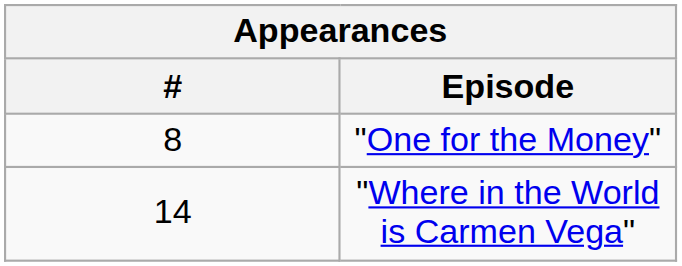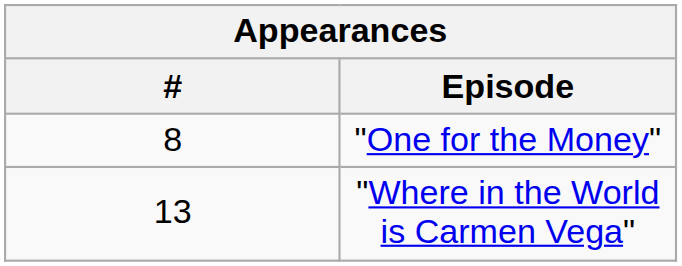(173, 212) 14 -> (173, 212) 13
